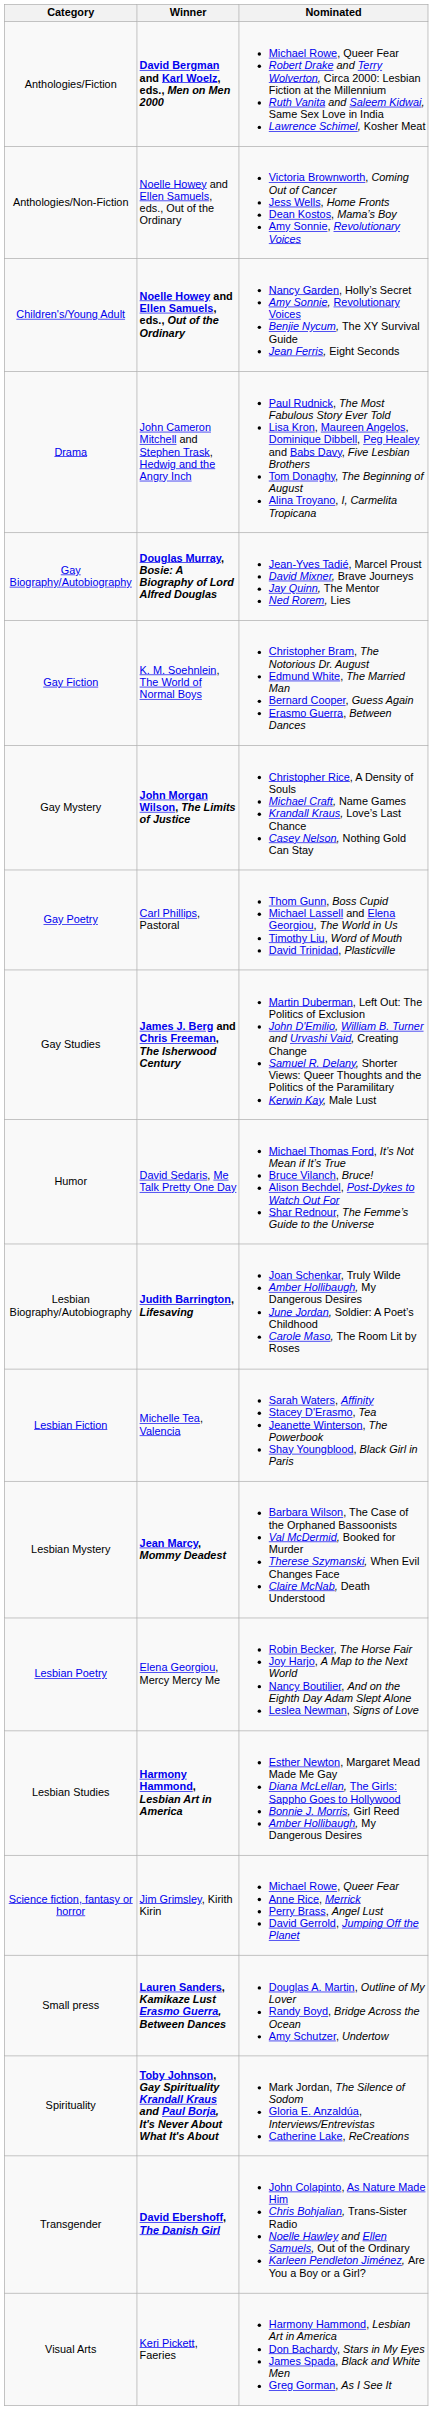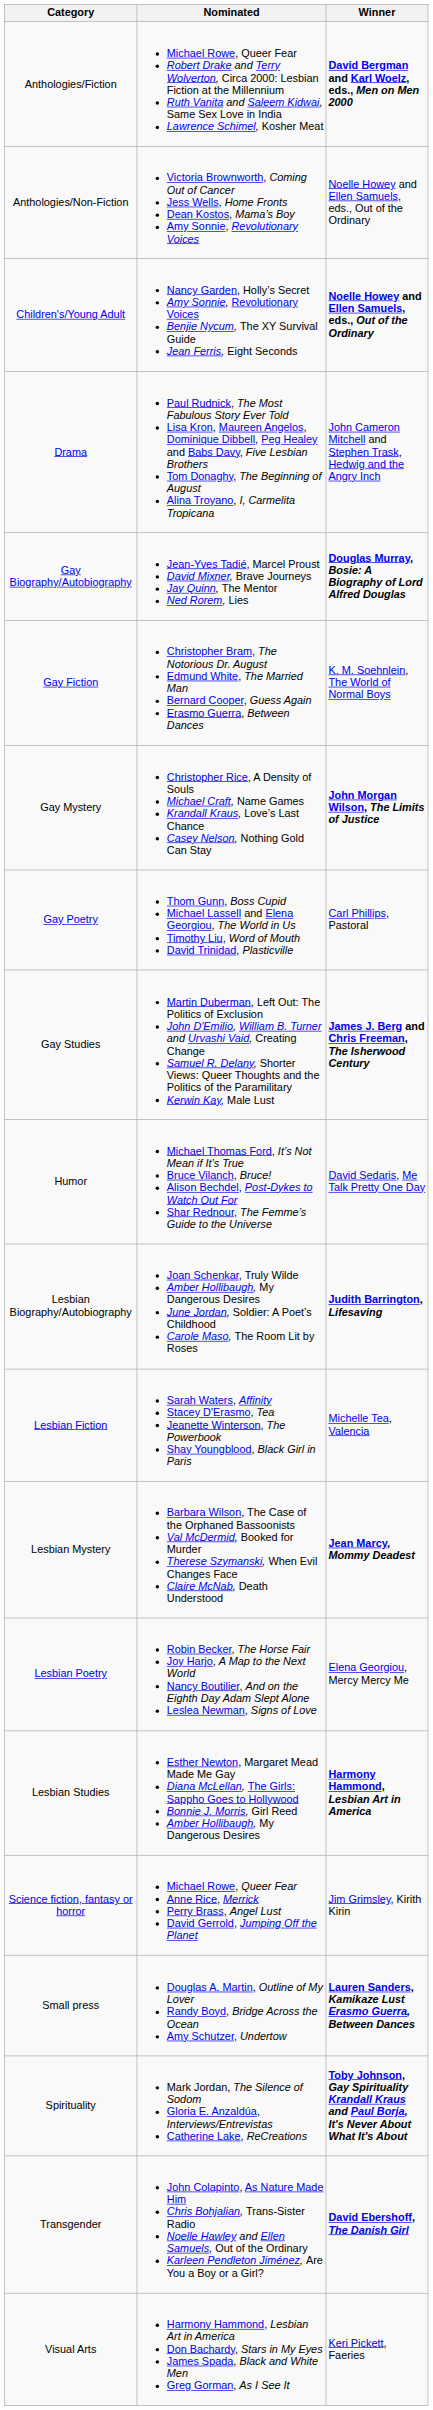columns swapped: (188, 13) <-> (334, 13)
